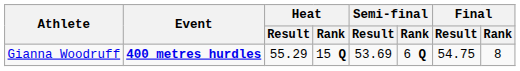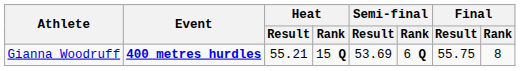(289, 54) 55.29 -> (289, 54) 55.21
(456, 54) 54.75 -> (456, 54) 55.75
